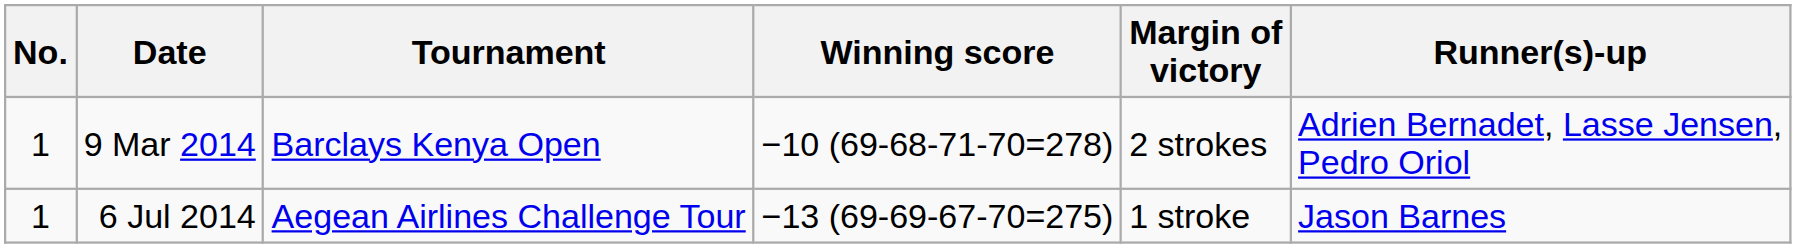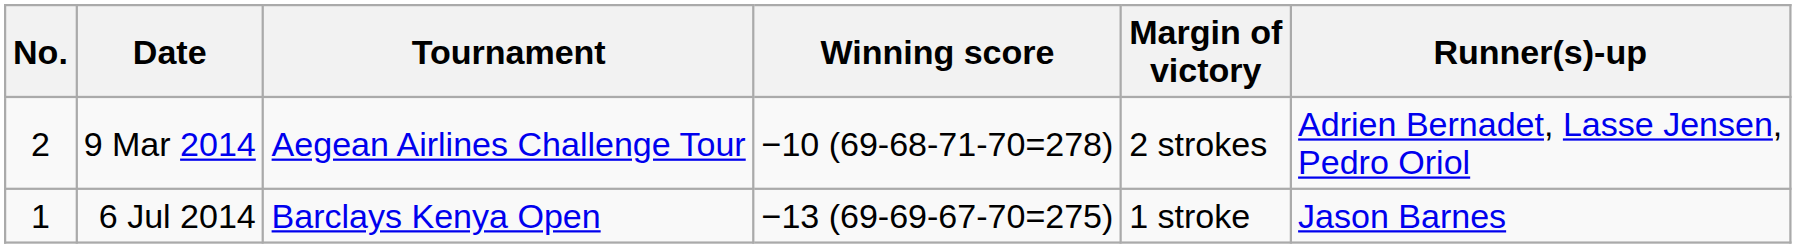(40, 143) 1 -> (40, 143) 2
(436, 143) Barclays Kenya Open -> (509, 143) Aegean Airlines Challenge Tour
(509, 216) Aegean Airlines Challenge Tour -> (436, 216) Barclays Kenya Open
